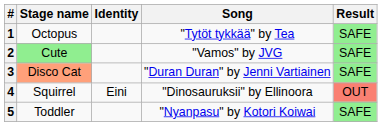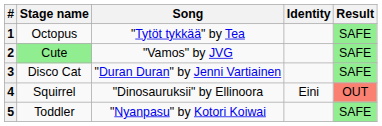columns swapped: (237, 14) <-> (116, 14)
(54, 72) lightsalmon background -> (54, 72) no background
